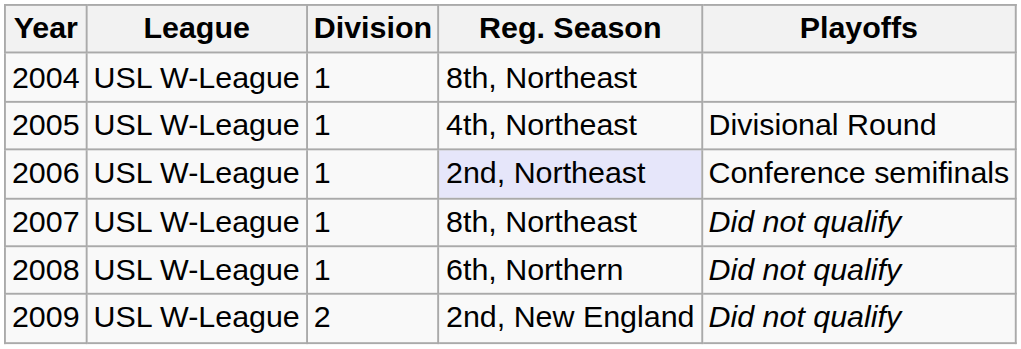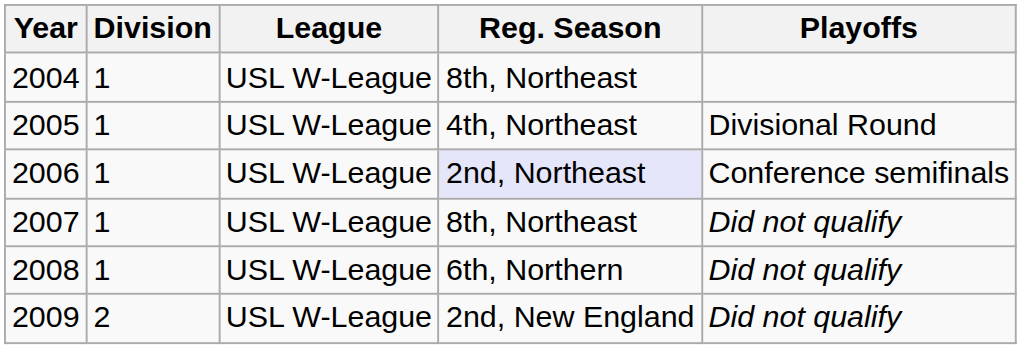columns swapped: (373, 28) <-> (197, 28)
